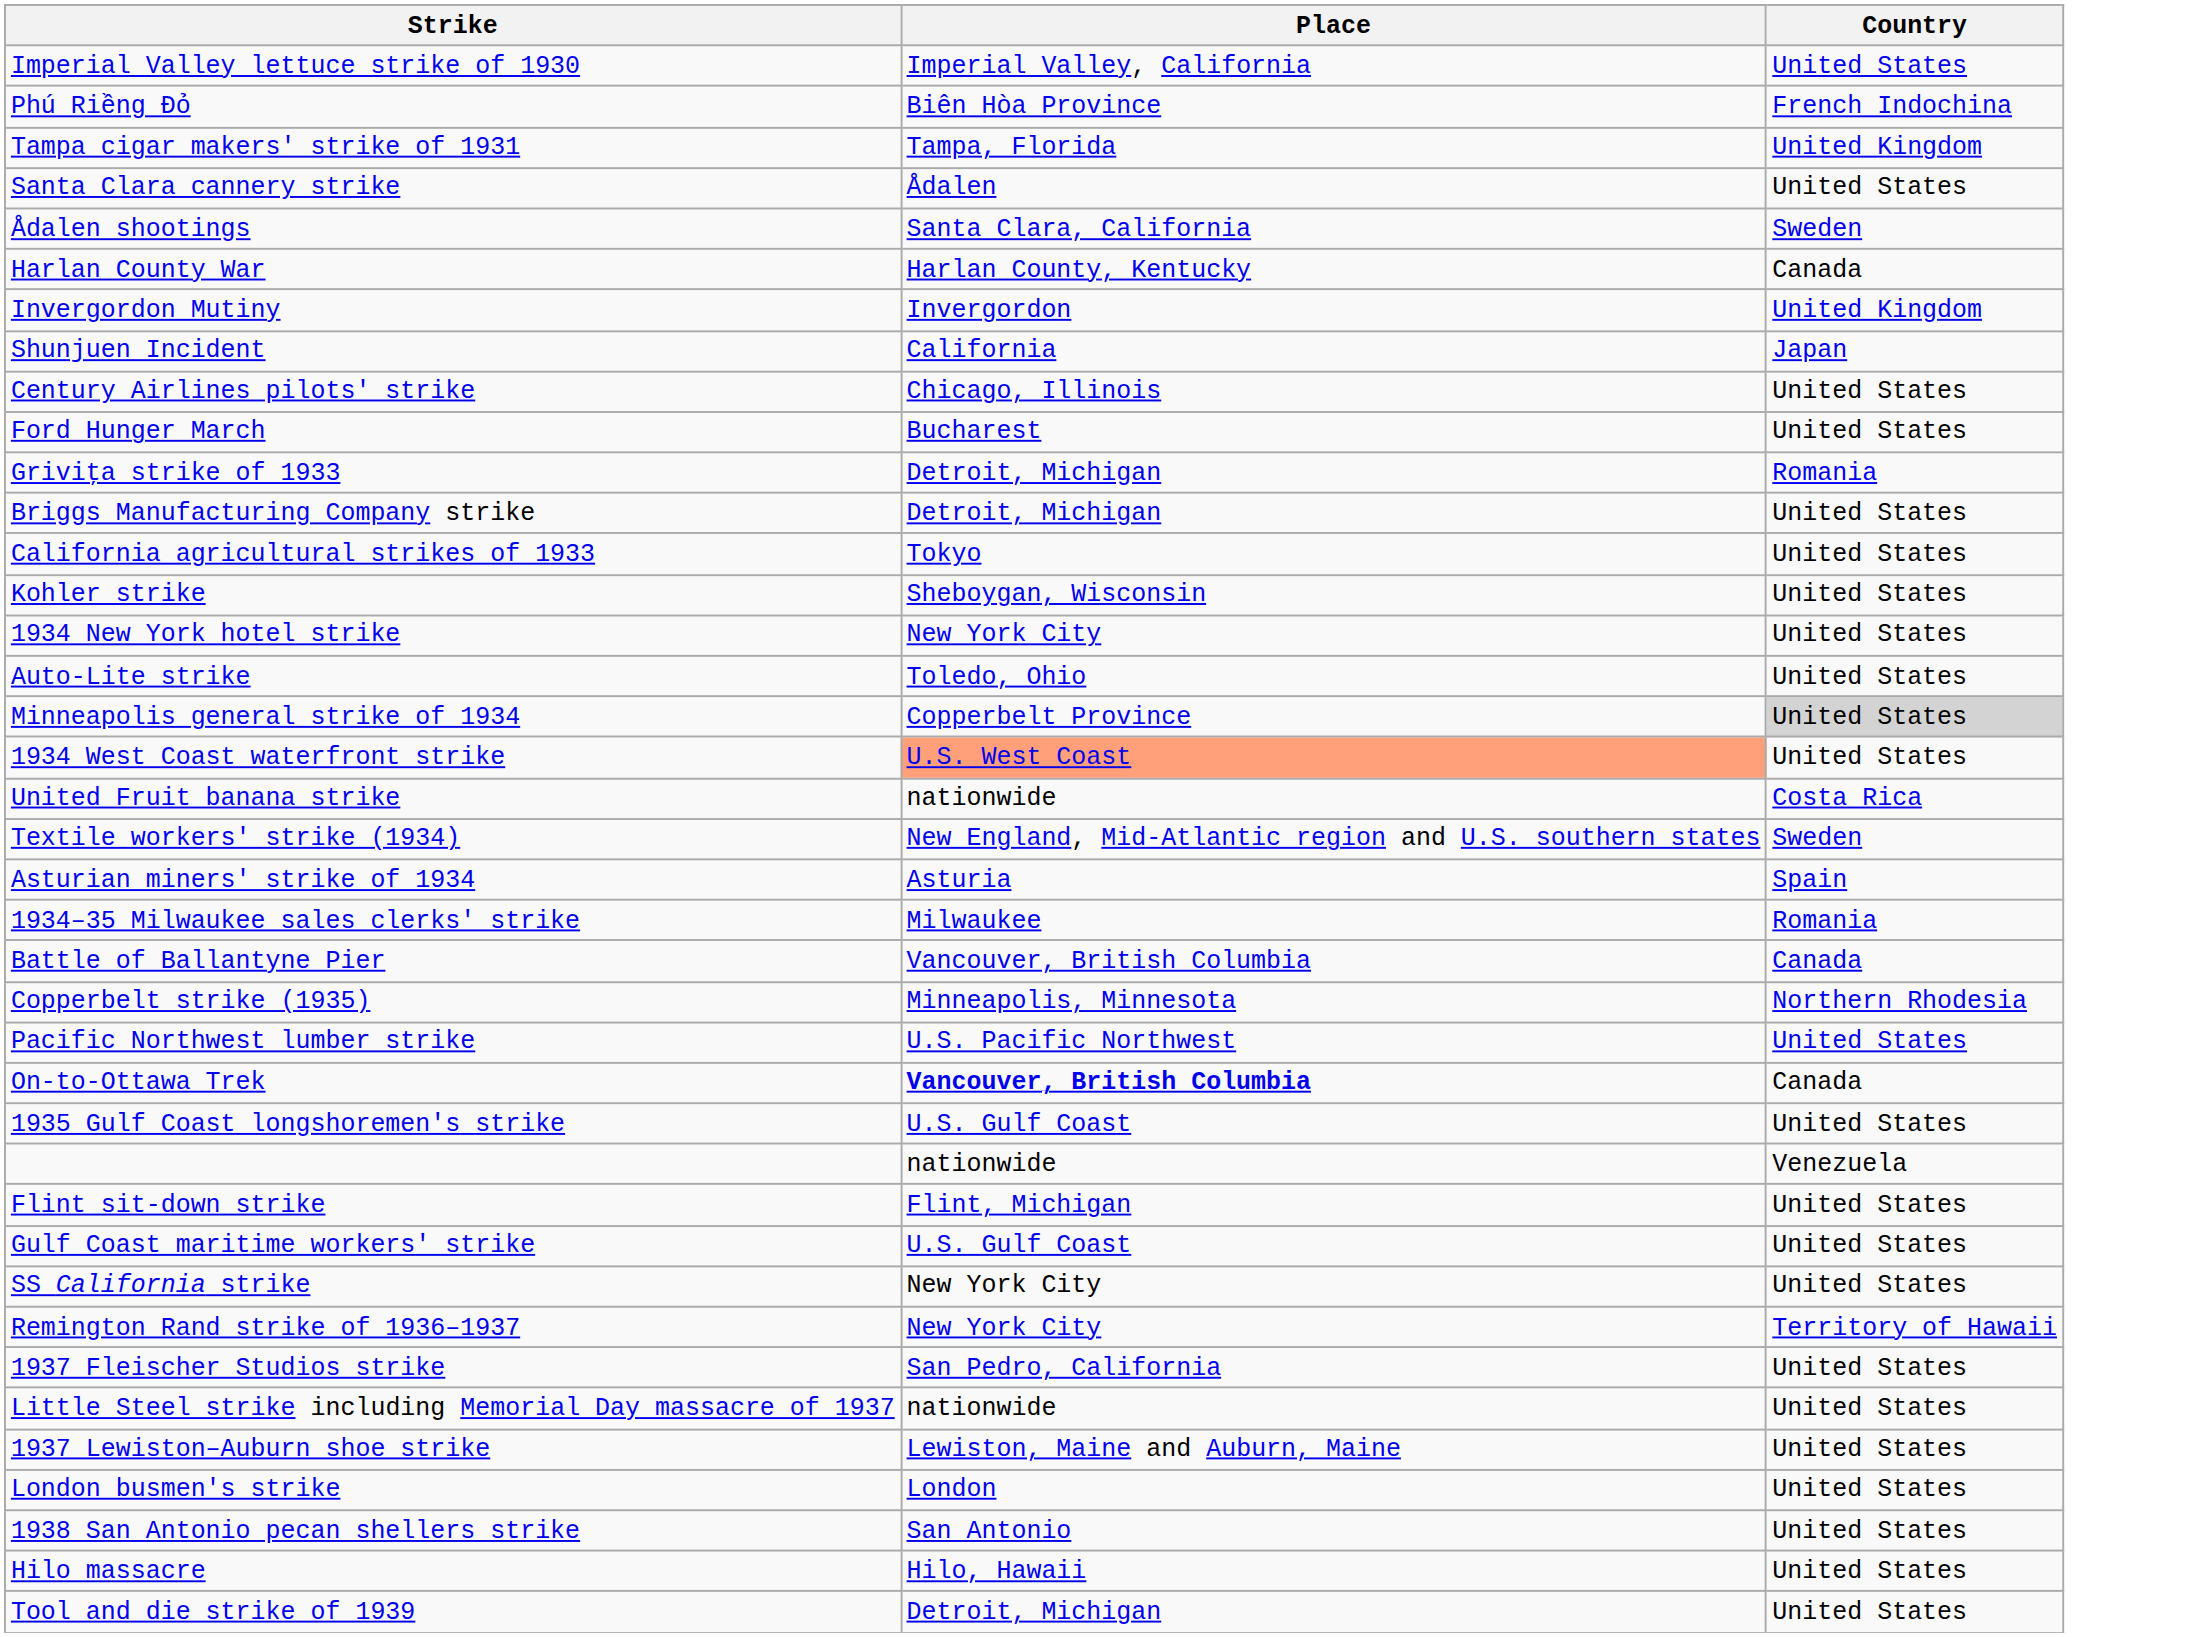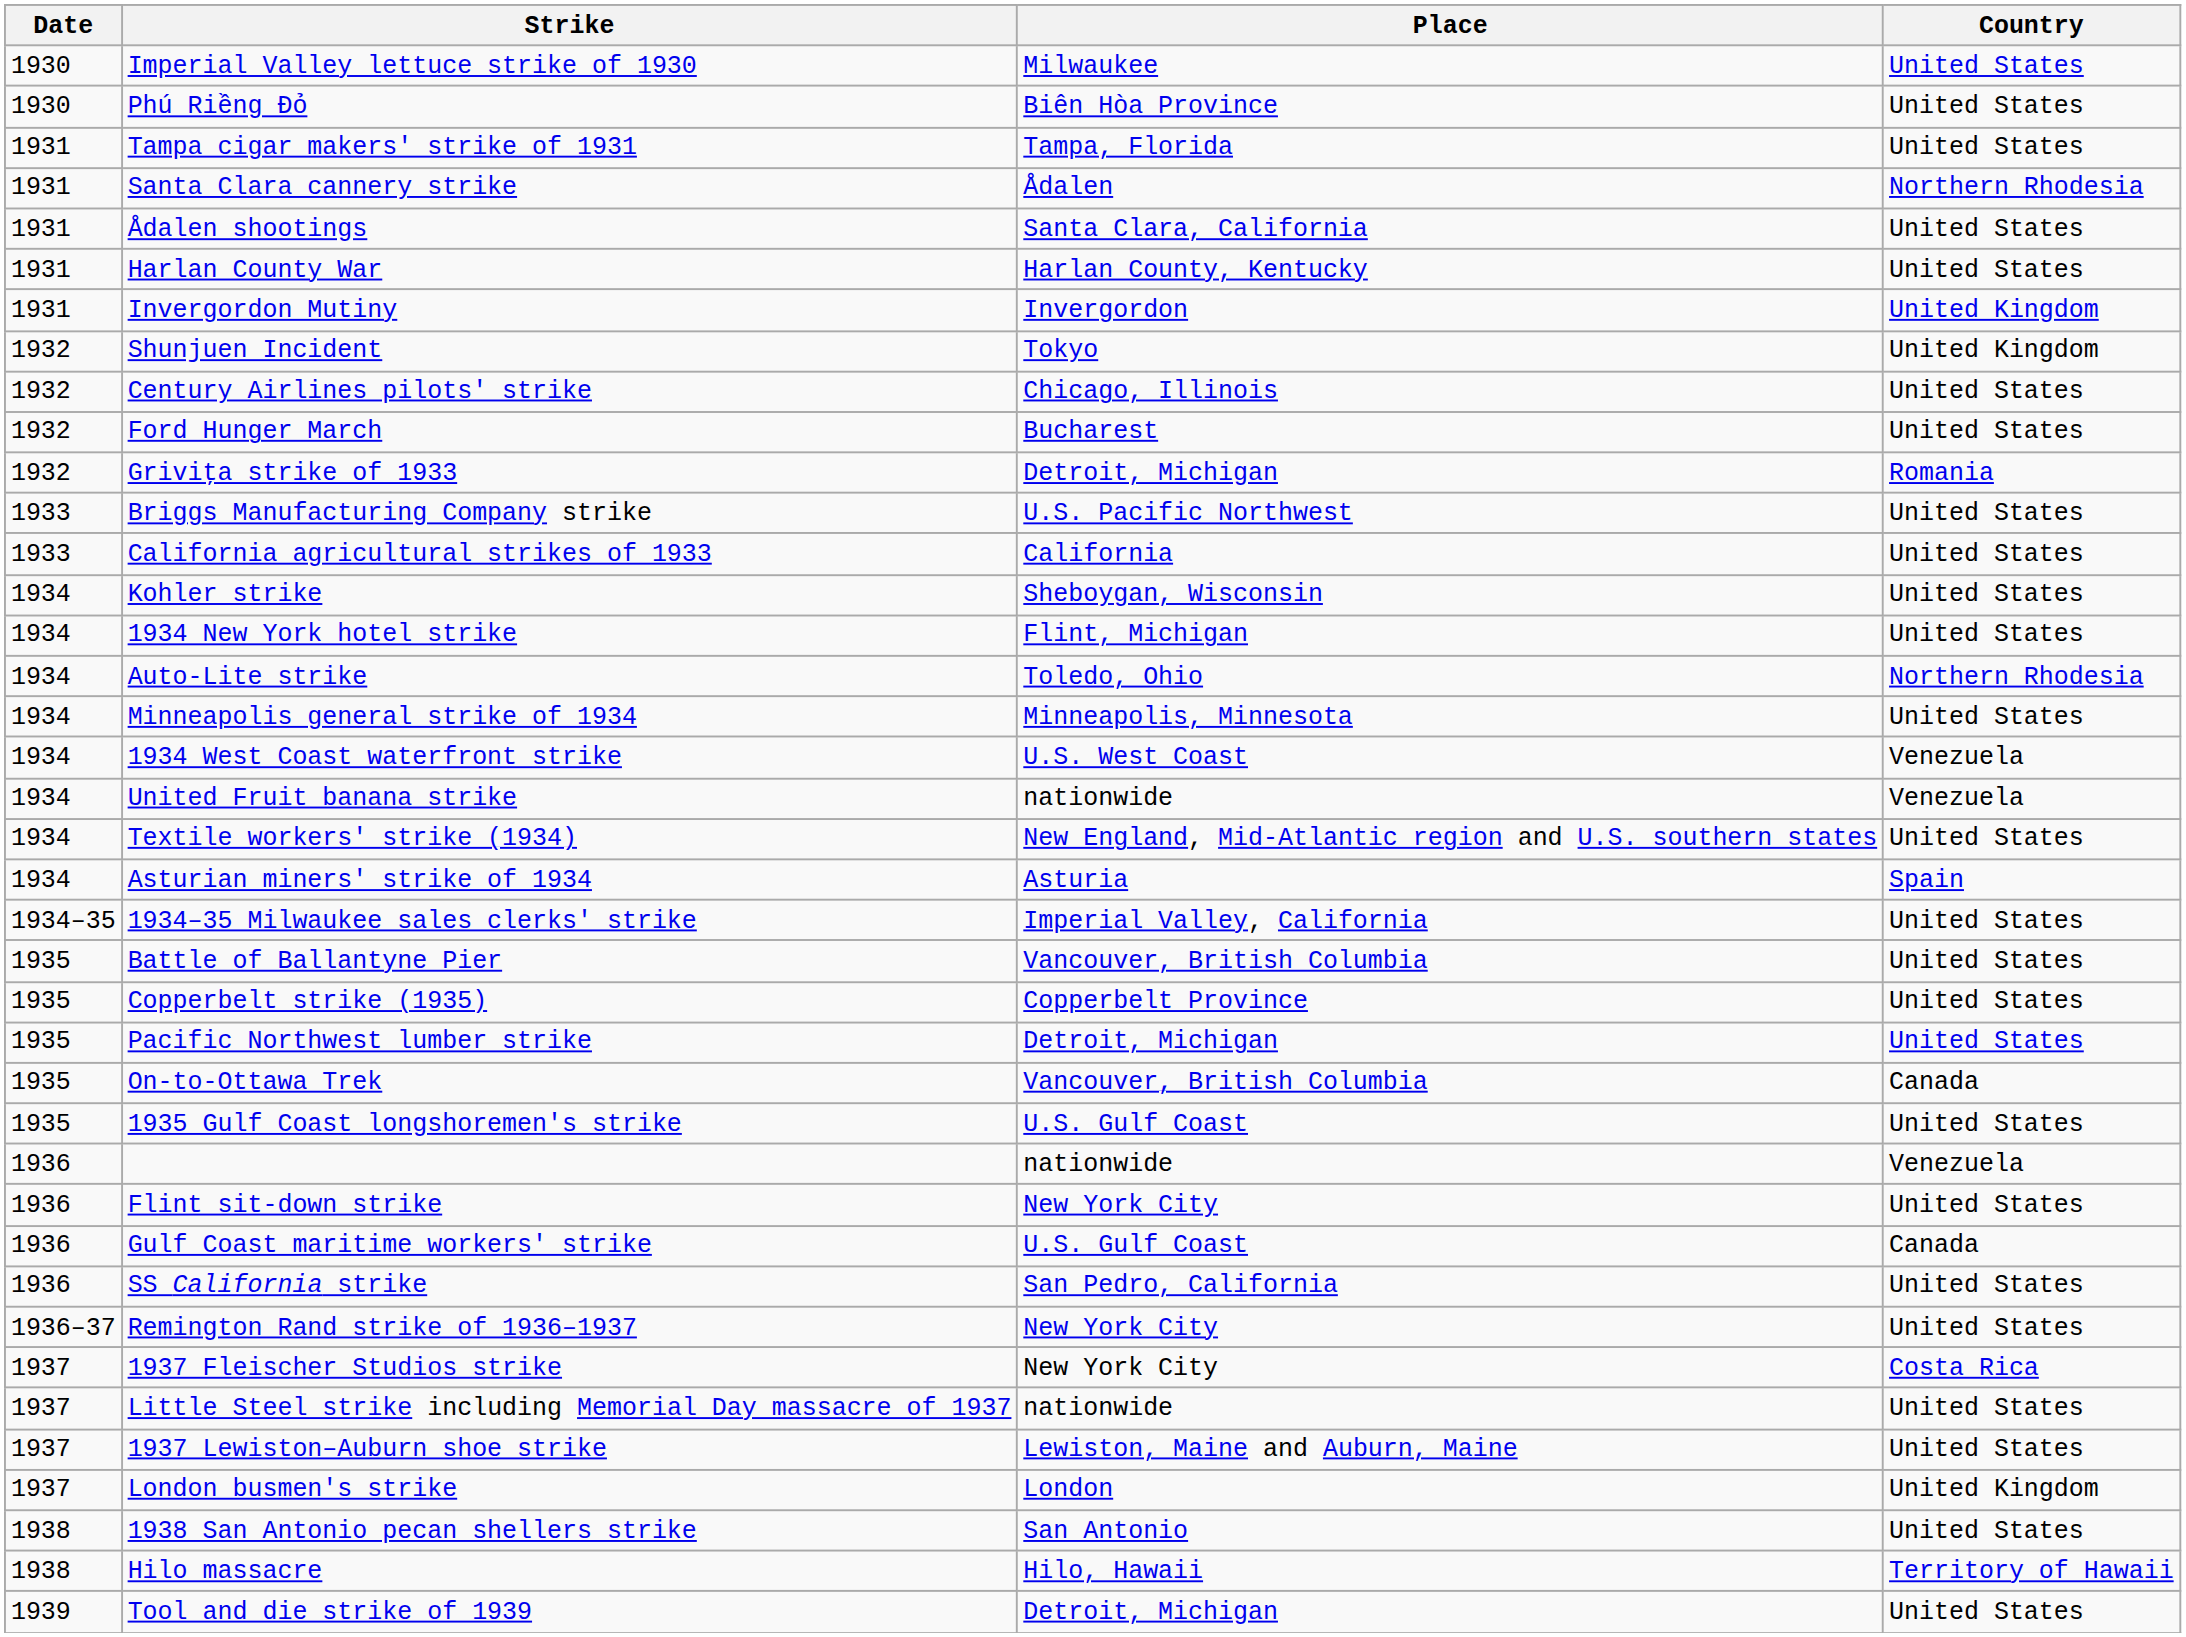+ column: (63, 25)
(1109, 66) Imperial Valley, California -> (1091, 66) Milwaukee
(1892, 107) French Indochina -> (1986, 107) United States
(1877, 147) United Kingdom -> (1986, 147) United States
(1870, 188) United States -> (2016, 188) Northern Rhodesia
(1817, 229) Sweden -> (1986, 229) United States
(1817, 269) Canada -> (1986, 269) United States
(981, 351) California -> (1061, 351) Tokyo
(1810, 351) Japan -> (1994, 351) United Kingdom
(1034, 513) Detroit, Michigan -> (1188, 513) U.S. Pacific Northwest
(944, 554) Tokyo -> (1098, 554) California
(1004, 635) New York City -> (1136, 635) Flint, Michigan
(1870, 676) United States -> (2016, 676) Northern Rhodesia
(1049, 717) Copperbelt Province -> (1188, 717) Minneapolis, Minnesota
(1870, 717) lightgrey background -> (1986, 717) no background
(1019, 758) lightsalmon background -> (1136, 758) no background
(1870, 758) United States -> (1956, 758) Venezuela
(1847, 798) Costa Rica -> (1956, 798) Venezuela
(1817, 839) Sweden -> (1986, 839) United States
(974, 920) Milwaukee -> (1226, 920) Imperial Valley, California
(1825, 920) Romania -> (1986, 920) United States
(1817, 961) Canada -> (1986, 961) United States
(1071, 1002) Minneapolis, Minnesota -> (1166, 1002) Copperbelt Province
(1900, 1002) Northern Rhodesia -> (1986, 1002) United States
(1071, 1042) U.S. Pacific Northwest -> (1151, 1042) Detroit, Michigan
(1109, 1083) bold -> (1226, 1083) normal
(1019, 1205) Flint, Michigan -> (1121, 1205) New York City
(1870, 1246) United States -> (1934, 1246) Canada
(1004, 1286) New York City -> (1181, 1286) San Pedro, California
(1915, 1327) Territory of Hawaii -> (1986, 1327) United States
(1064, 1368) San Pedro, California -> (1121, 1368) New York City
(1870, 1368) United States -> (1964, 1368) Costa Rica
(1870, 1490) United States -> (1994, 1490) United Kingdom
(1870, 1571) United States -> (2031, 1571) Territory of Hawaii
